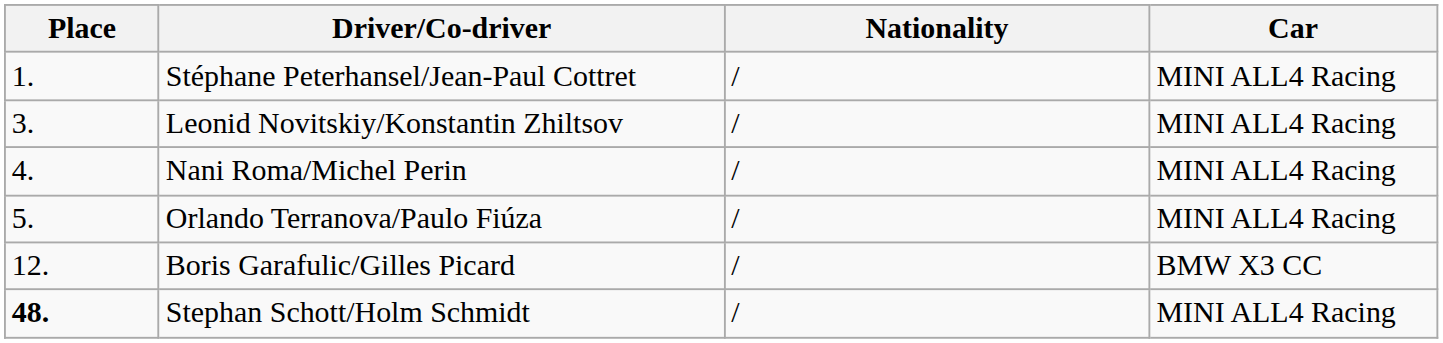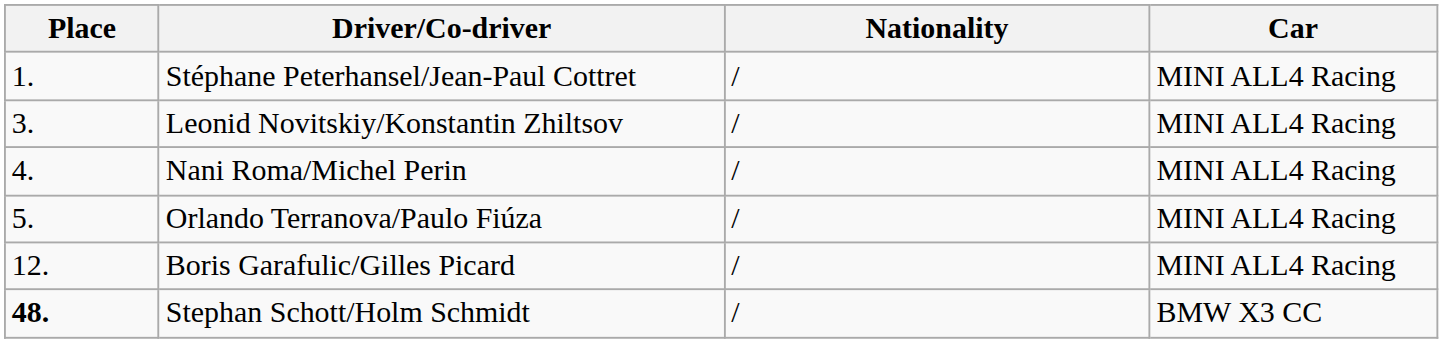(1239, 265) BMW X3 CC -> (1276, 265) MINI ALL4 Racing
(1276, 312) MINI ALL4 Racing -> (1239, 312) BMW X3 CC
